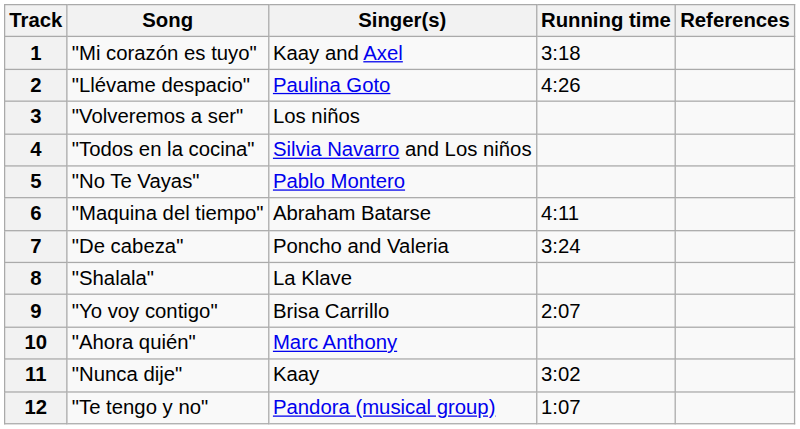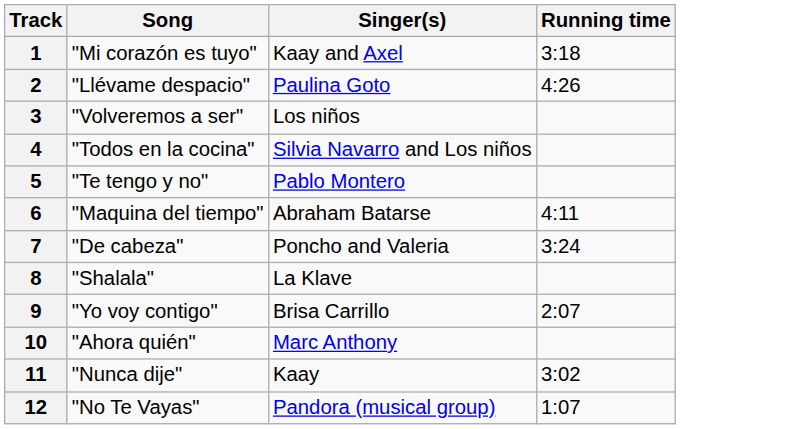- column: (735, 20)
(136, 181) "No Te Vayas" -> (140, 181) "Te tengo y no"
(140, 407) "Te tengo y no" -> (136, 407) "No Te Vayas"
